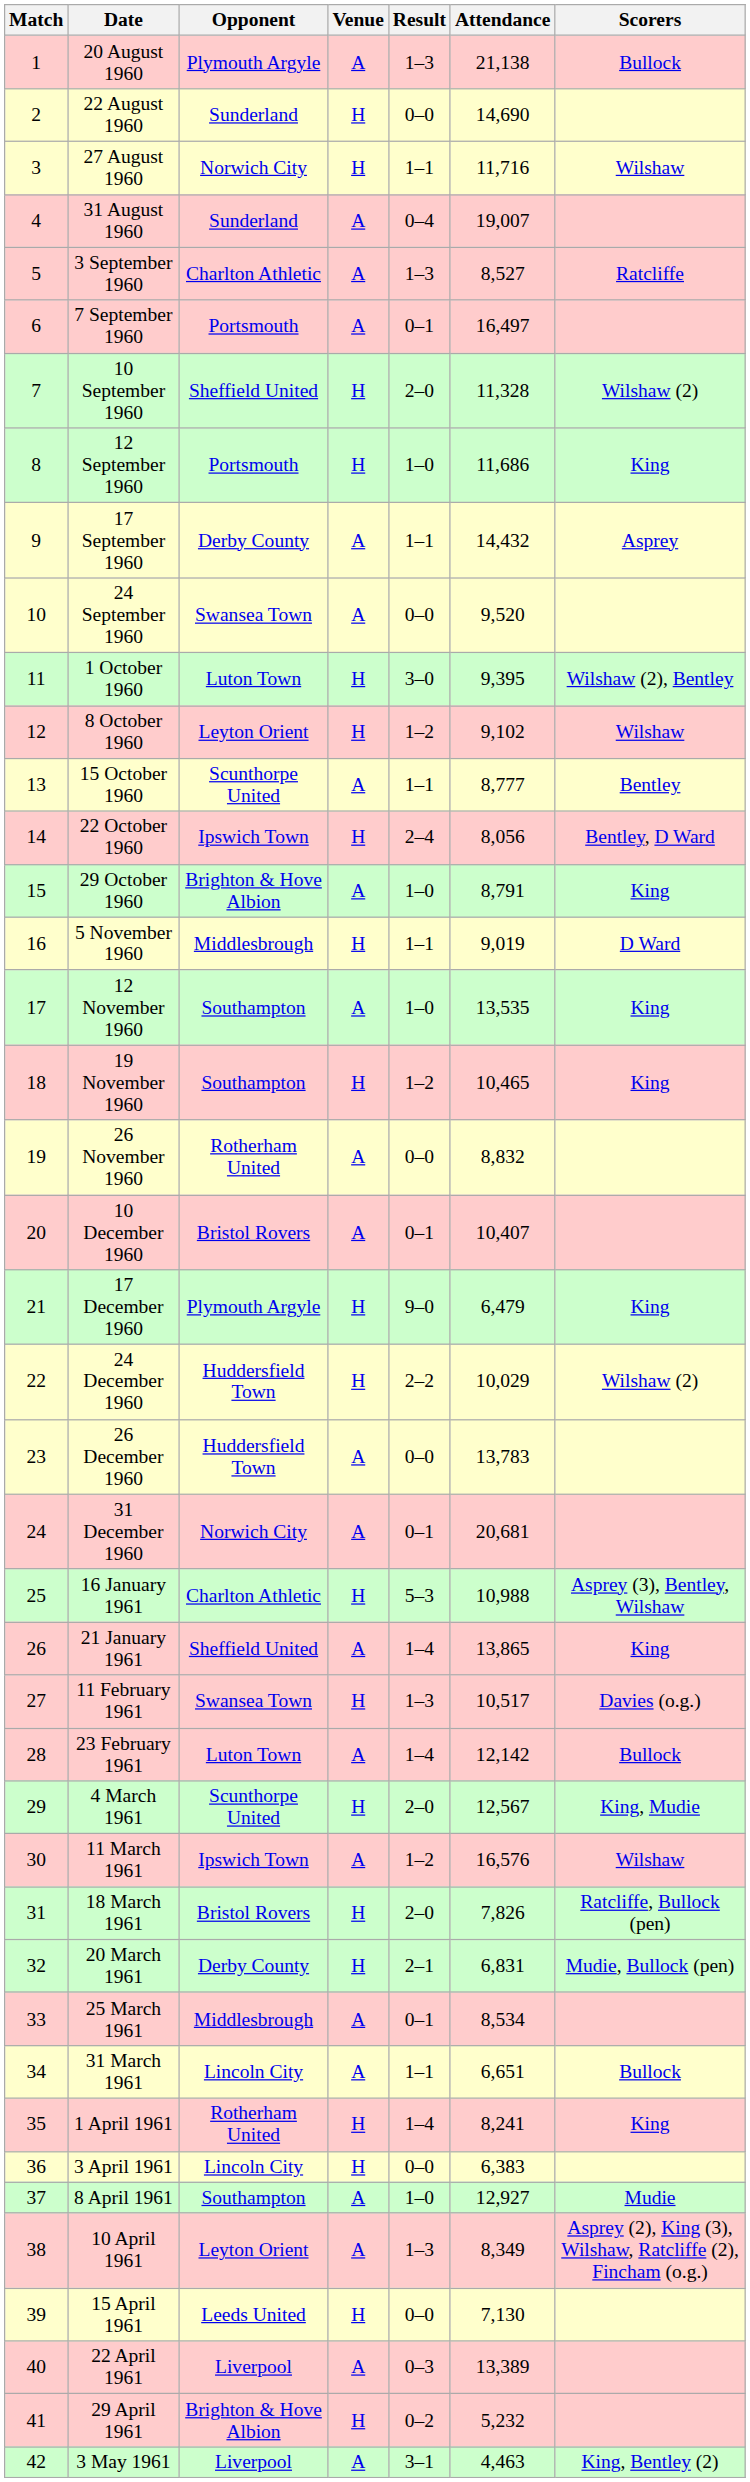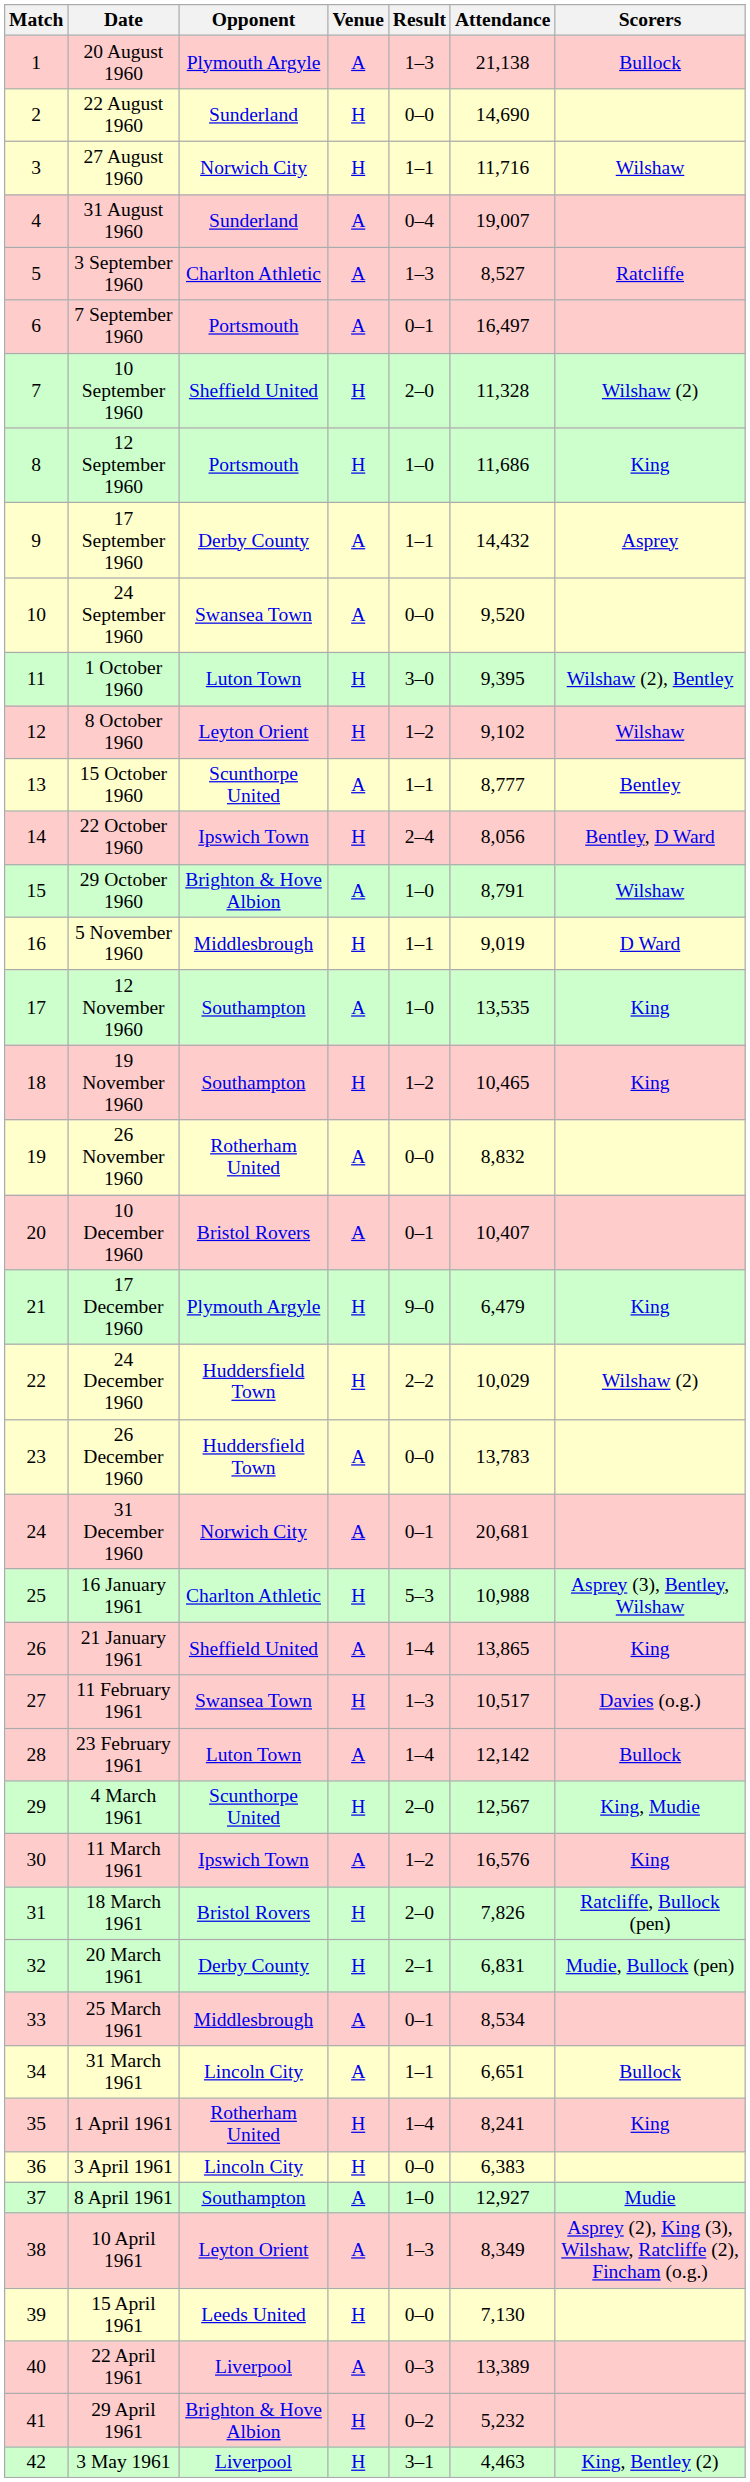(650, 890) King -> (650, 890) Wilshaw
(650, 1860) Wilshaw -> (650, 1860) King
(358, 2462) A -> (358, 2462) H
